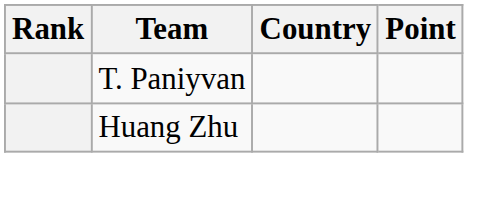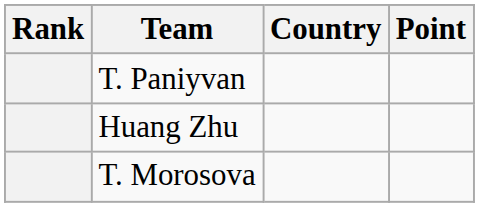+ row: (177, 175)
